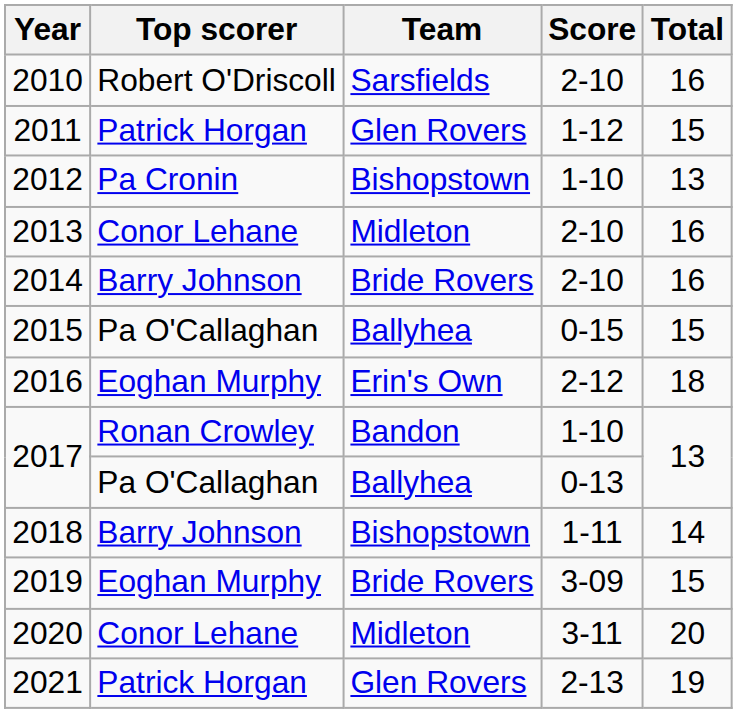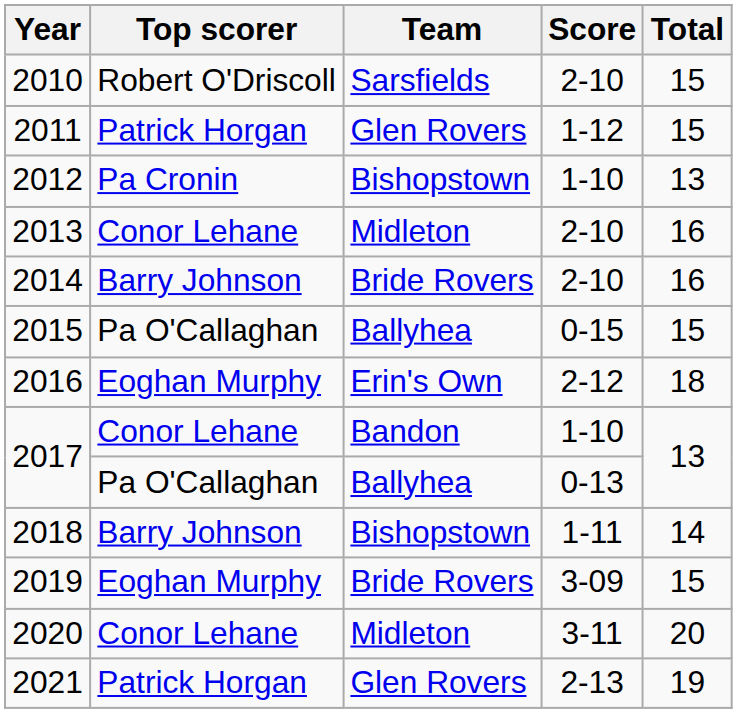(687, 79) 16 -> (687, 79) 15
(206, 431) Ronan Crowley -> (198, 431) Conor Lehane
